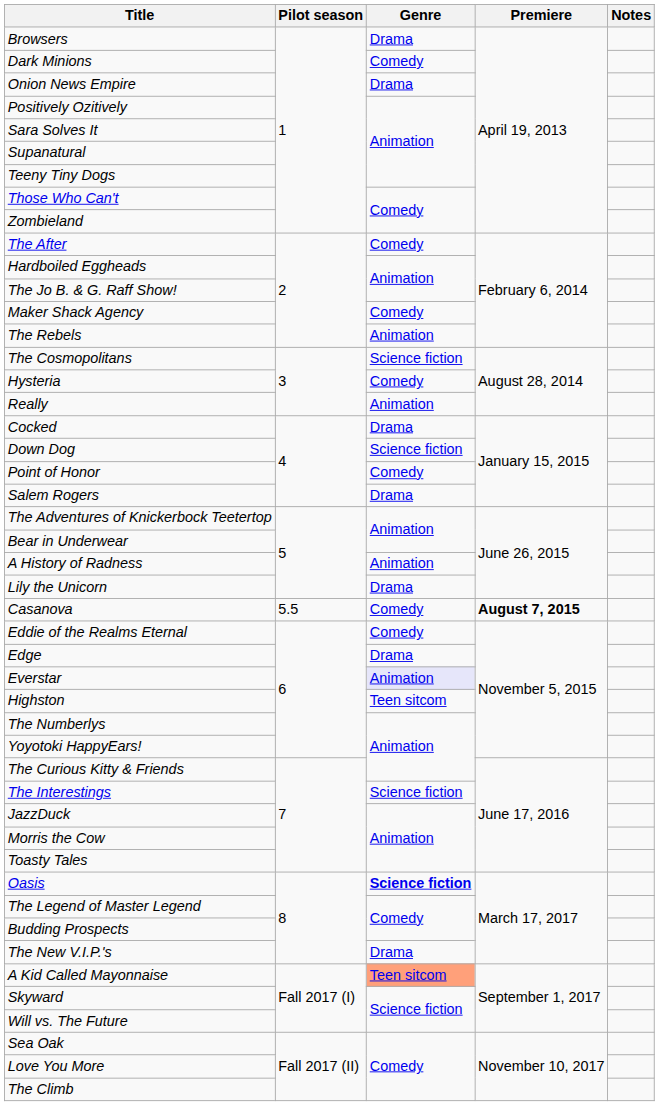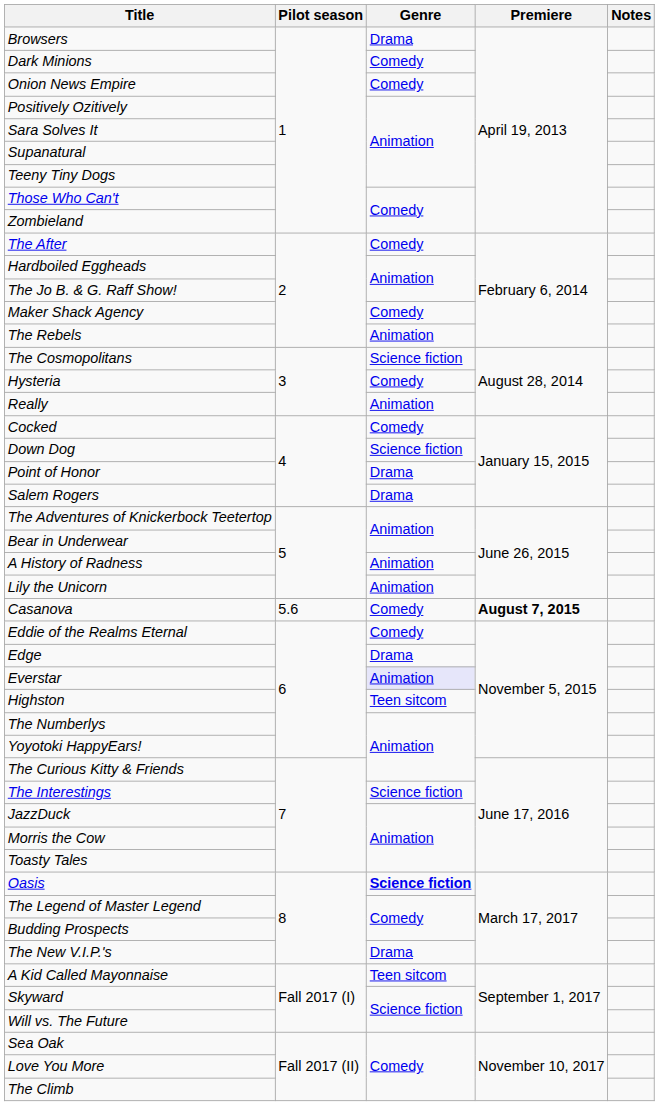(391, 84) Drama -> (397, 84) Comedy
(391, 426) Drama -> (397, 426) Comedy
(397, 472) Comedy -> (391, 472) Drama
(391, 586) Drama -> (402, 586) Animation
(288, 609) 5.5 -> (288, 609) 5.6
(408, 975) lightsalmon background -> (408, 975) no background
